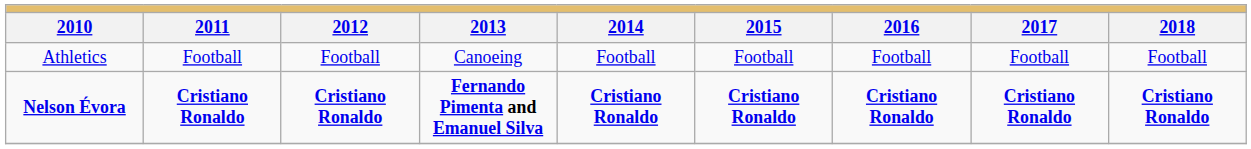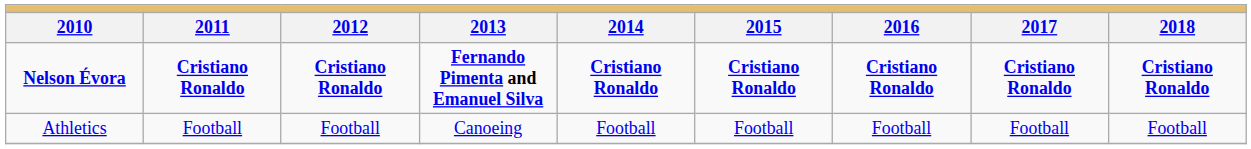rows swapped: (75, 106) <-> (75, 56)
